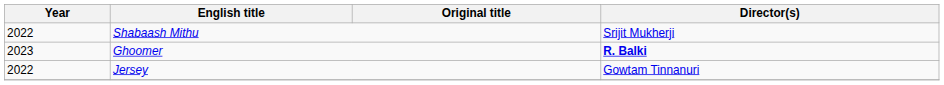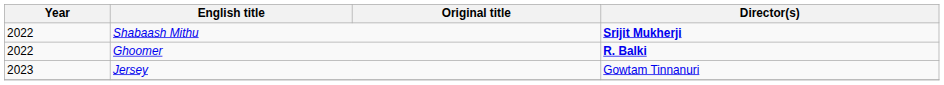(639, 32) normal -> (642, 32) bold
(20, 51) 2023 -> (20, 51) 2022
(20, 70) 2022 -> (20, 70) 2023
